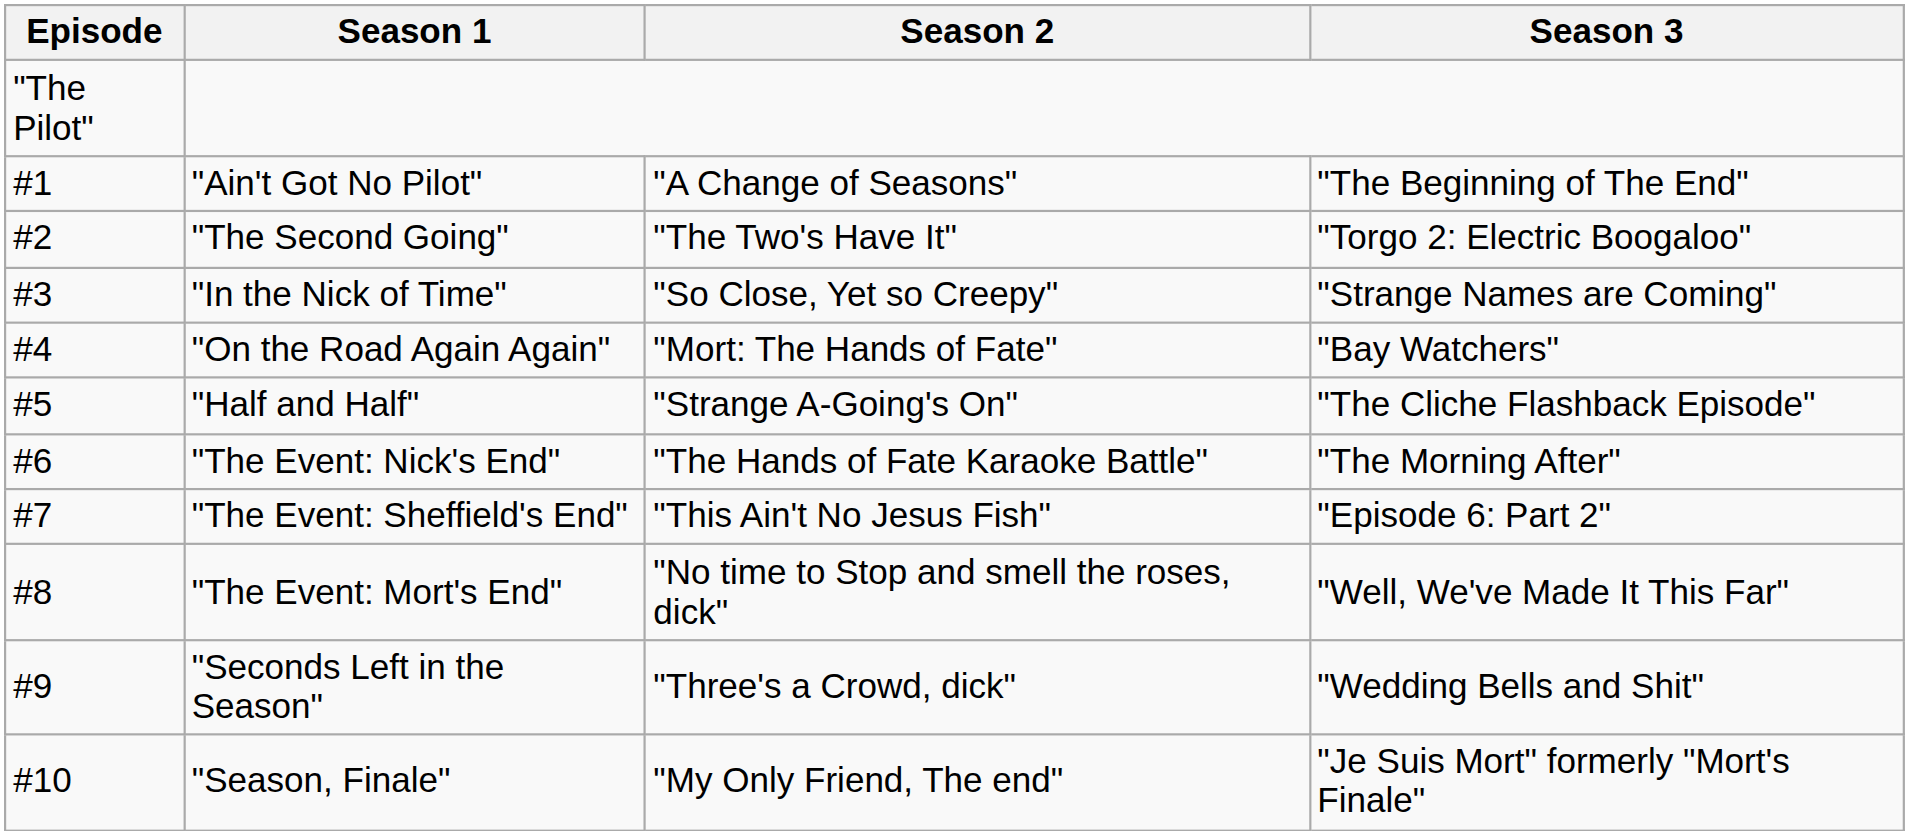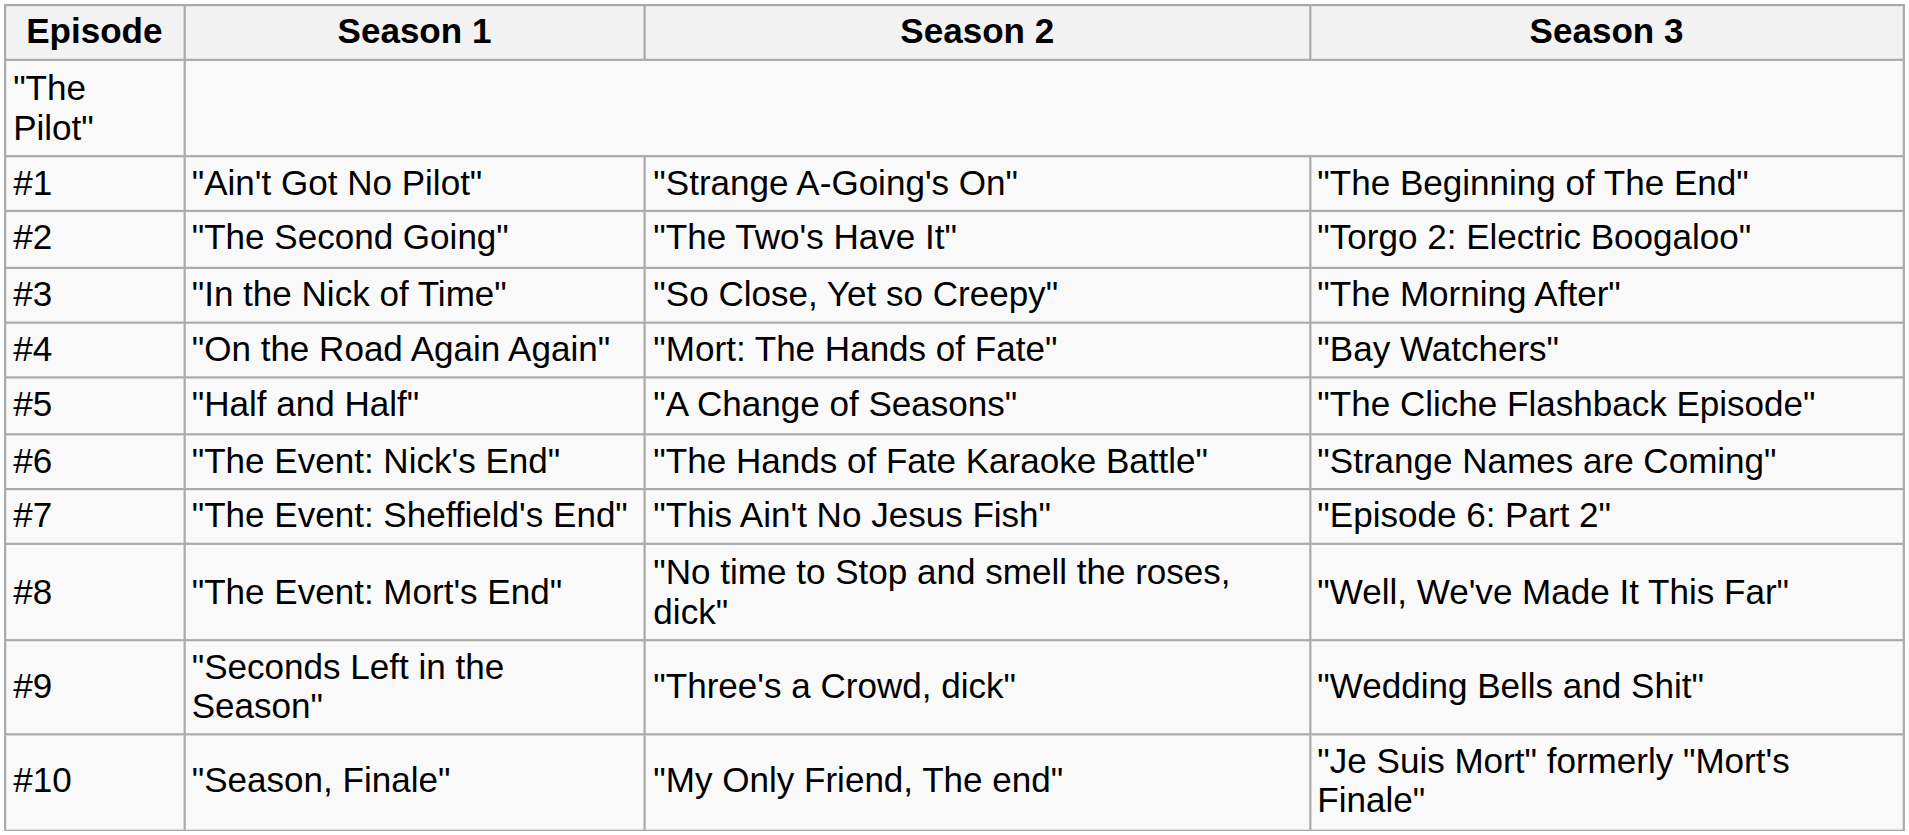(835, 182) "A Change of Seasons" -> (836, 182) "Strange A-Going's On"
(1547, 293) "Strange Names are Coming" -> (1469, 293) "The Morning After"
(836, 405) "Strange A-Going's On" -> (835, 405) "A Change of Seasons"
(1469, 460) "The Morning After" -> (1547, 460) "Strange Names are Coming"
